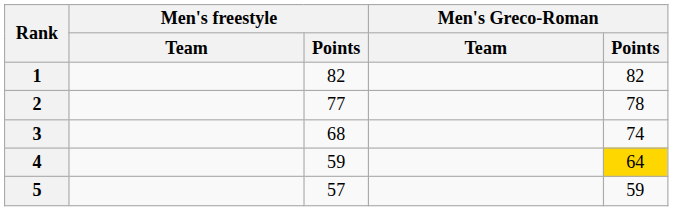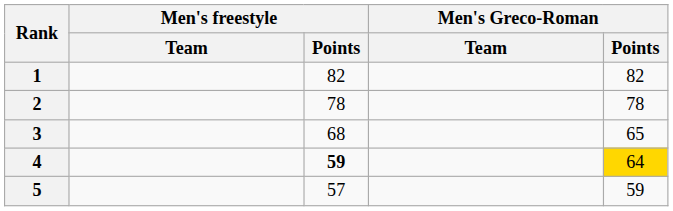(336, 104) 77 -> (336, 104) 78
(635, 133) 74 -> (635, 133) 65
(336, 162) normal -> (336, 162) bold
